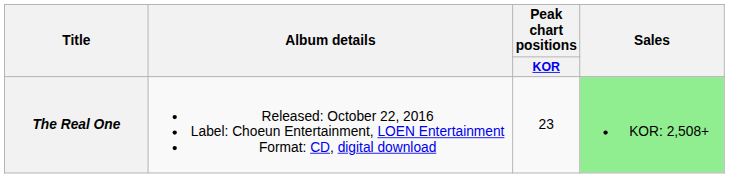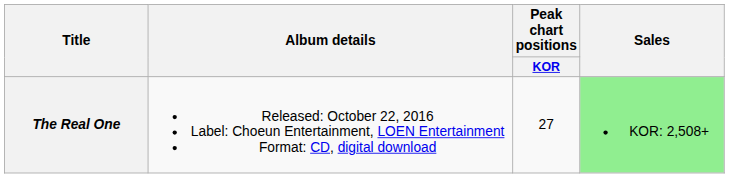(546, 124) 23 -> (546, 124) 27
